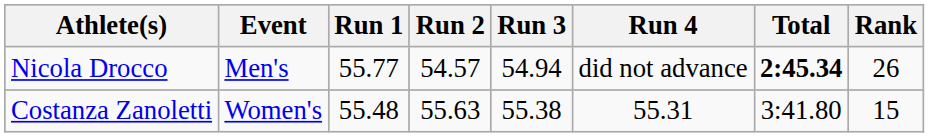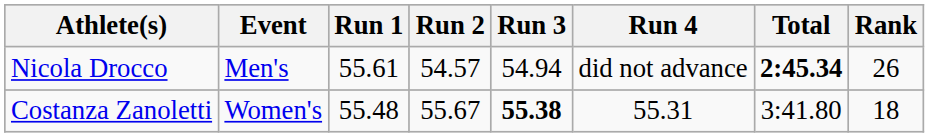(369, 68) 55.77 -> (369, 68) 55.61
(450, 110) 55.63 -> (450, 110) 55.67
(532, 110) normal -> (532, 110) bold
(886, 110) 15 -> (886, 110) 18
